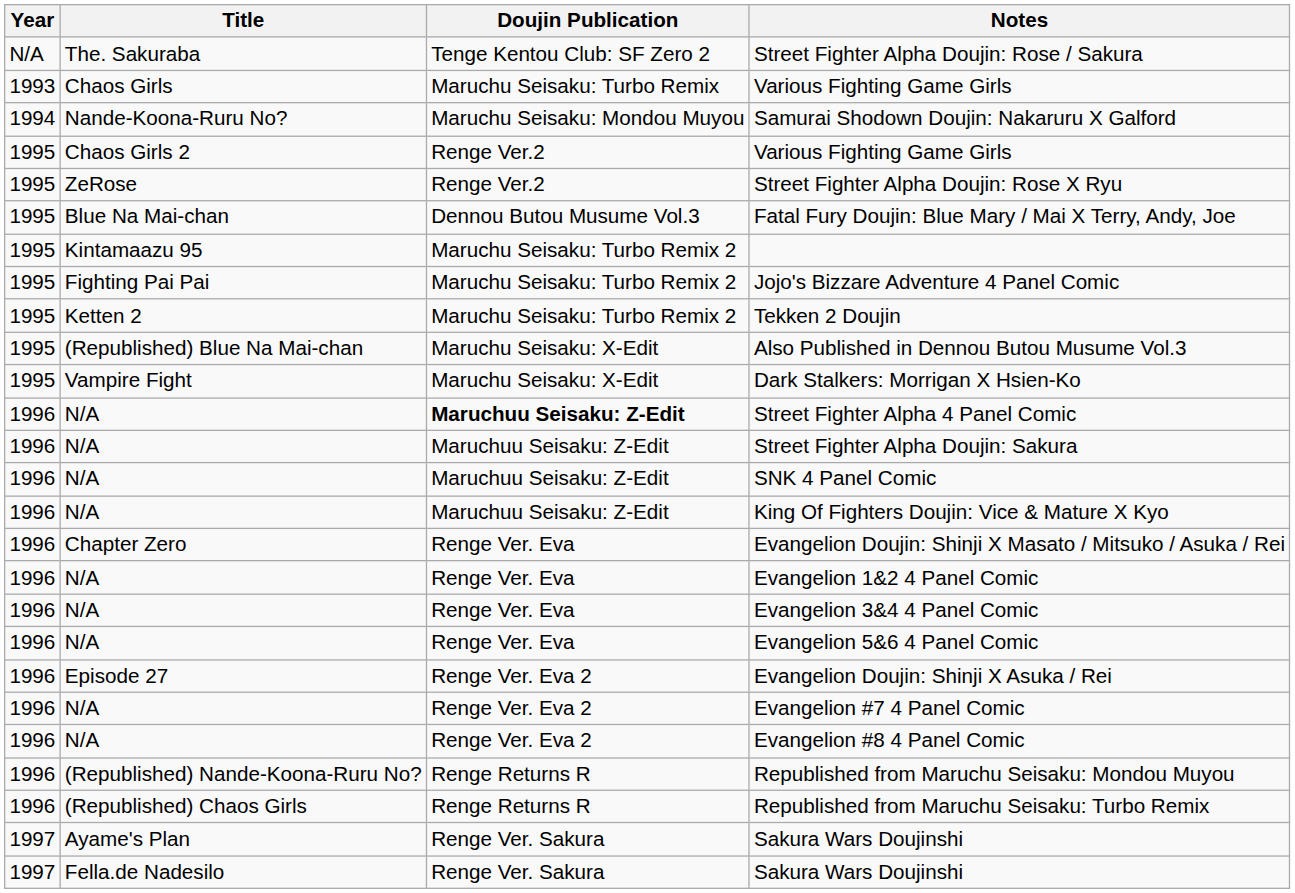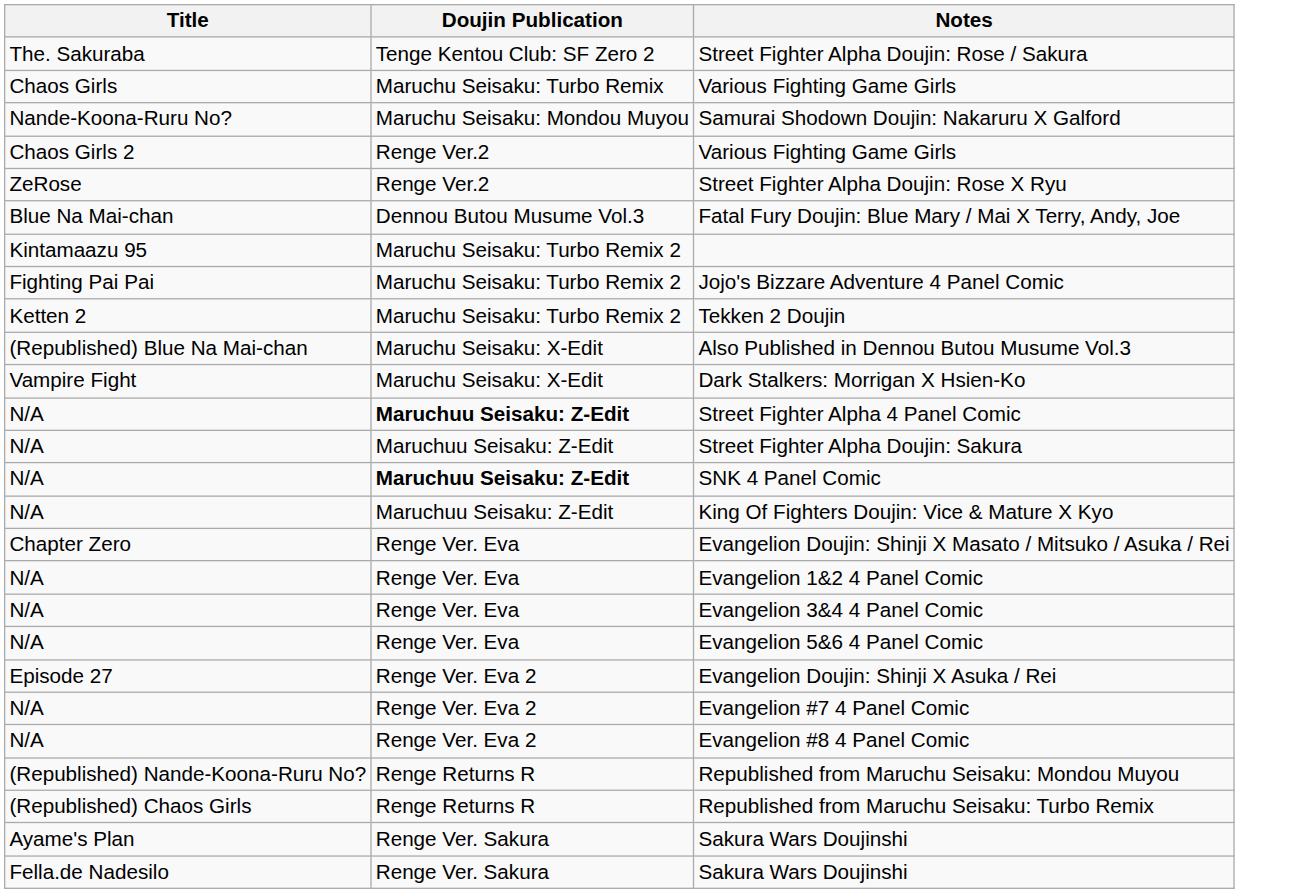- column: (32, 20)
(550, 479) normal -> (502, 479) bold
